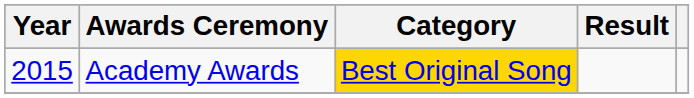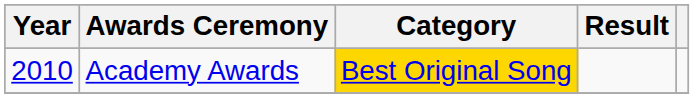(42, 70) 2015 -> (42, 70) 2010
